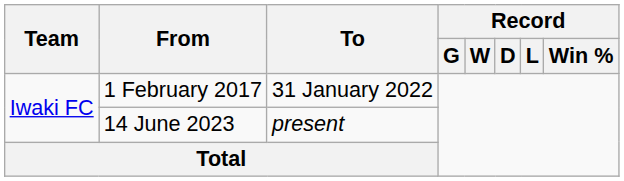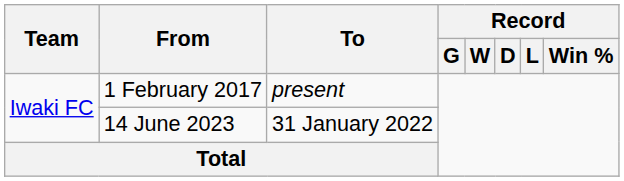(353, 90) 31 January 2022 -> (308, 90) present
(308, 124) present -> (353, 124) 31 January 2022
